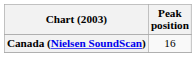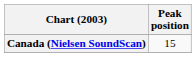(170, 43) 16 -> (170, 43) 15
